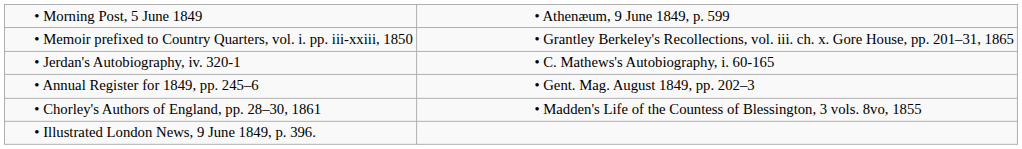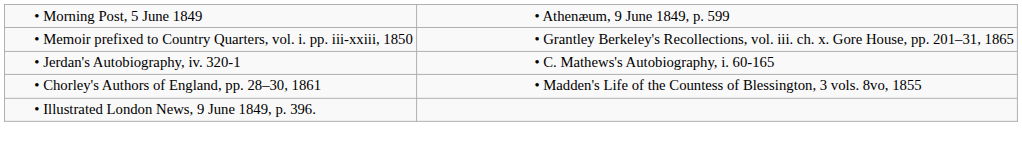- row: (147, 86)
